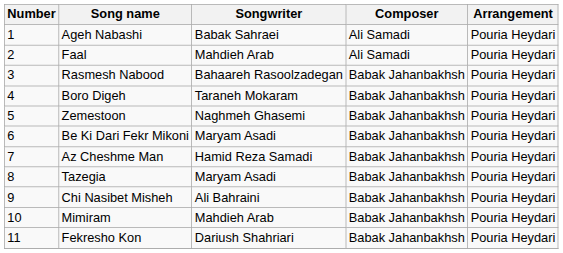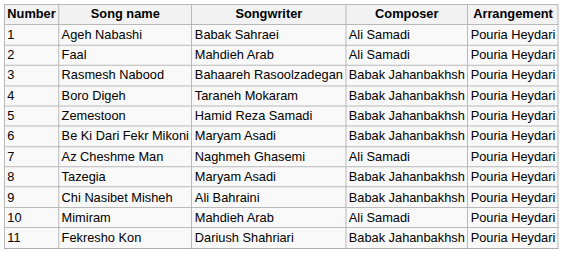(250, 116) Naghmeh Ghasemi -> (254, 116) Hamid Reza Samadi
(254, 156) Hamid Reza Samadi -> (250, 156) Naghmeh Ghasemi
(407, 156) Babak Jahanbakhsh -> (379, 156) Ali Samadi
(407, 217) Babak Jahanbakhsh -> (379, 217) Ali Samadi
